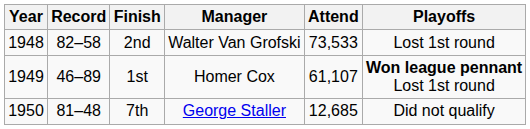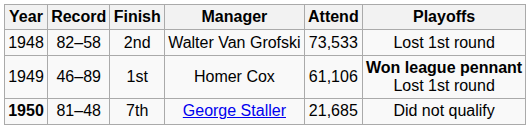(333, 76) 61,107 -> (333, 76) 61,106
(26, 111) normal -> (26, 111) bold
(333, 111) 12,685 -> (333, 111) 21,685
